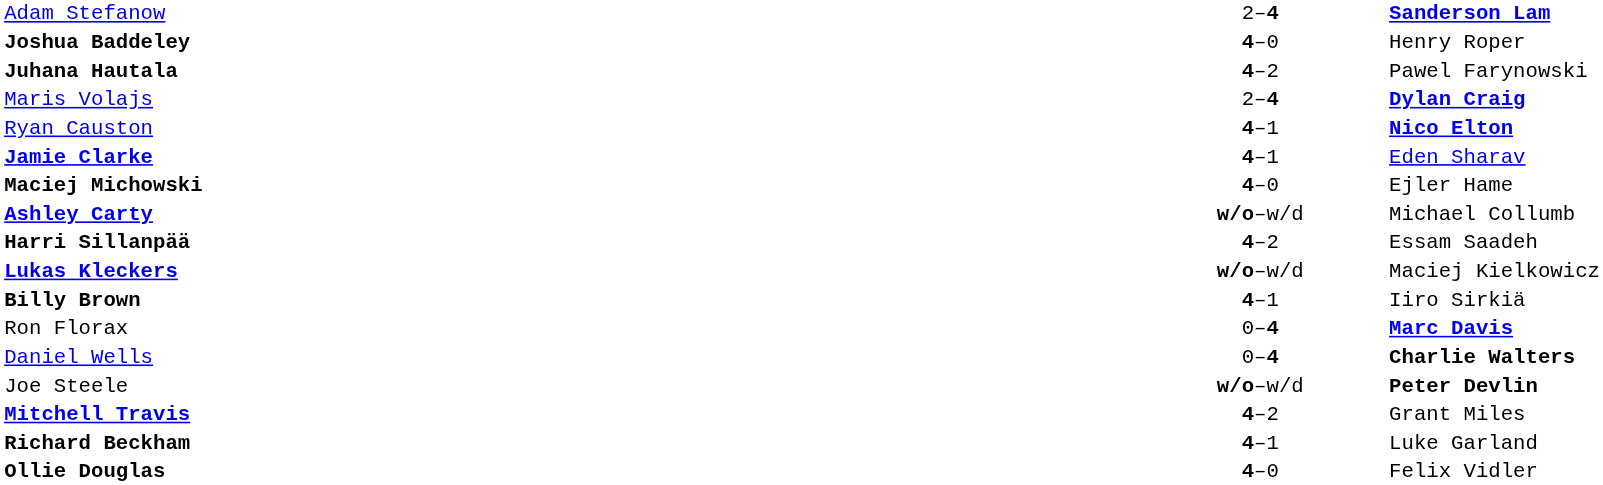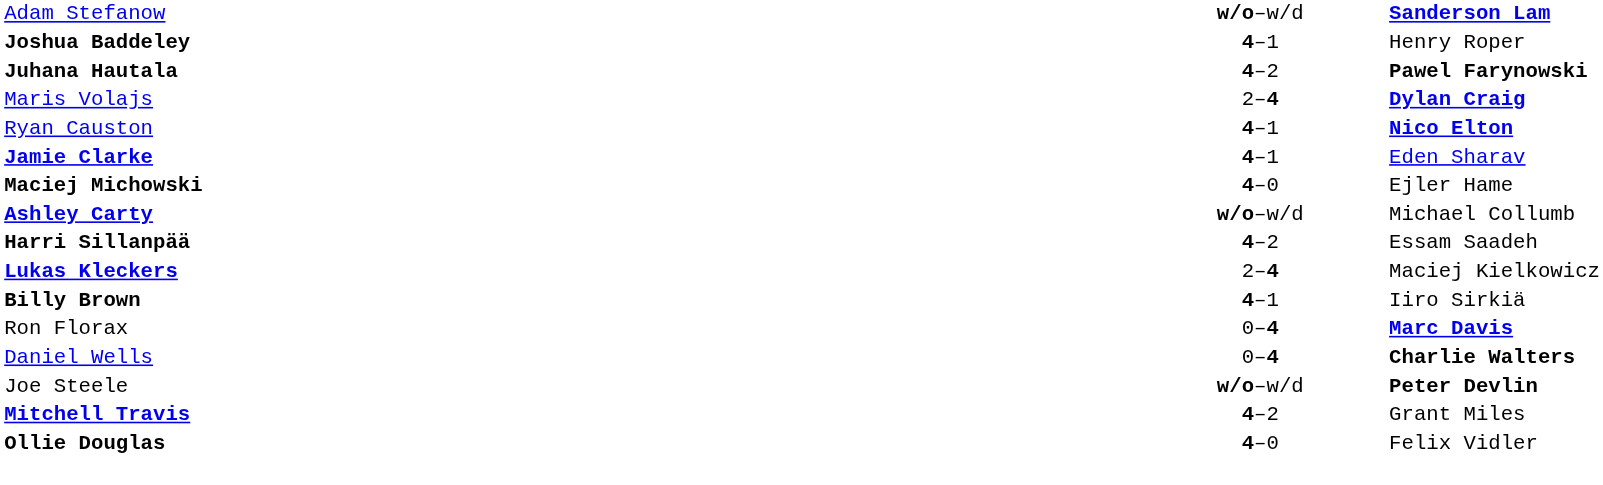(1260, 14) 2–4 -> (1260, 14) w/o–w/d
(1260, 42) 4–0 -> (1260, 42) 4–1
(1488, 71) normal -> (1488, 71) bold
(1260, 271) w/o–w/d -> (1260, 271) 2–4
- row: (97, 443)
